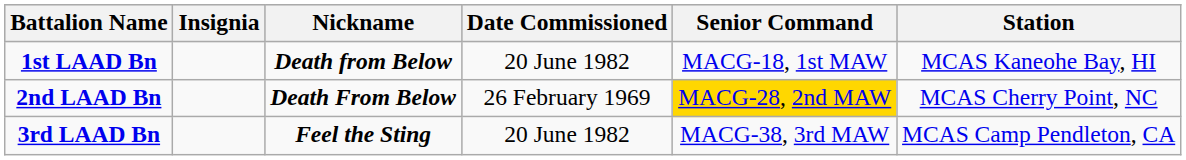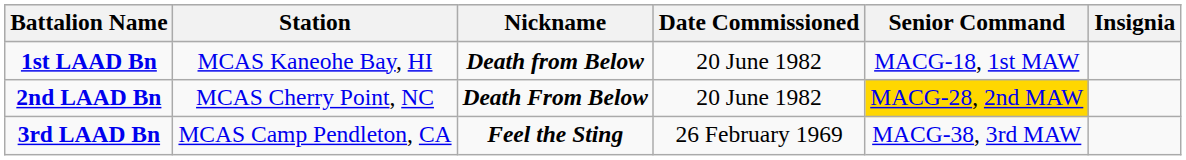columns swapped: (219, 23) <-> (1039, 23)
(567, 97) 26 February 1969 -> (759, 97) 20 June 1982
(567, 135) 20 June 1982 -> (759, 135) 26 February 1969
